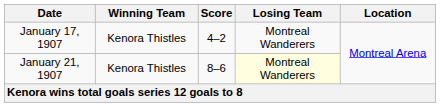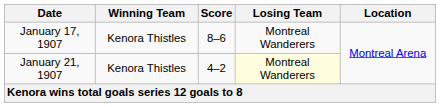(216, 37) 4–2 -> (216, 37) 8–6
(216, 68) 8–6 -> (216, 68) 4–2
